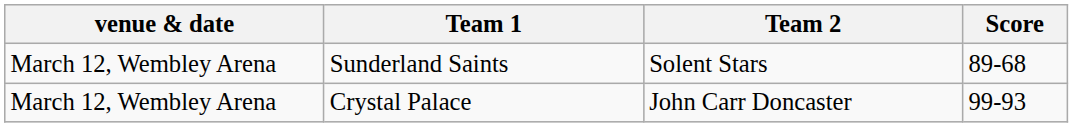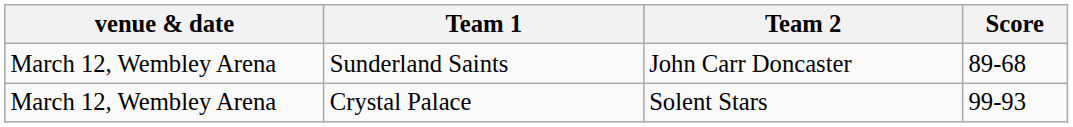(708, 63) Solent Stars -> (750, 63) John Carr Doncaster
(750, 102) John Carr Doncaster -> (708, 102) Solent Stars
